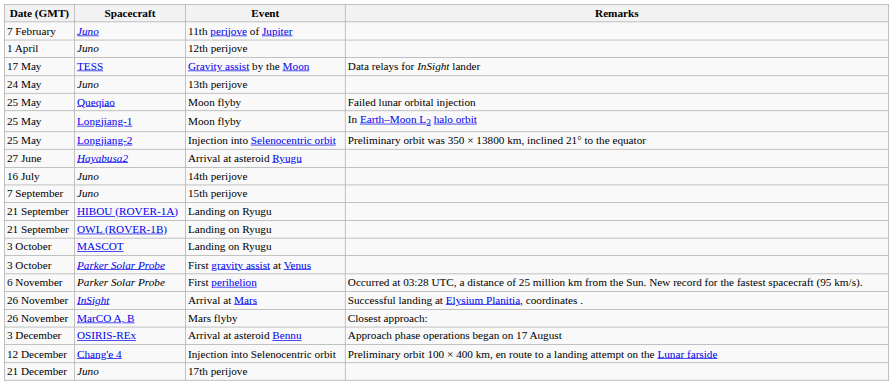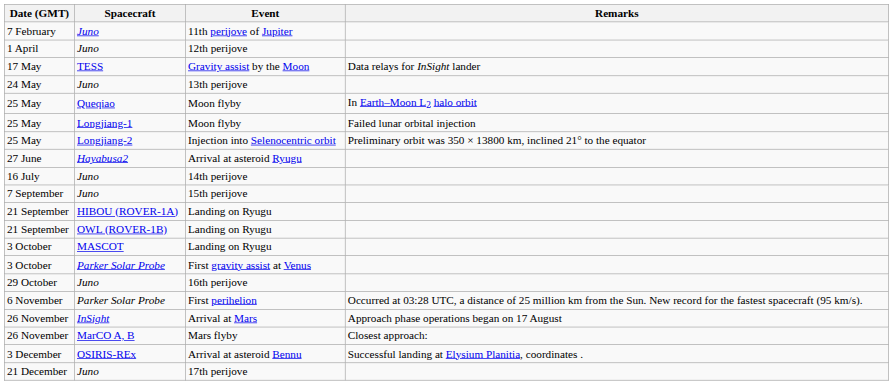(412, 102) Failed lunar orbital injection -> (412, 103) In Earth–Moon L2 halo orbit
(412, 121) In Earth–Moon L2 halo orbit -> (412, 122) Failed lunar orbital injection
+ row: (88, 282)
(465, 300) Successful landing at Elysium Planitia, coordinates . -> (455, 318) Approach phase operations began on 17 August
(455, 336) Approach phase operations began on 17 August -> (465, 353) Successful landing at Elysium Planitia, coordinates .
- row: (99, 353)
